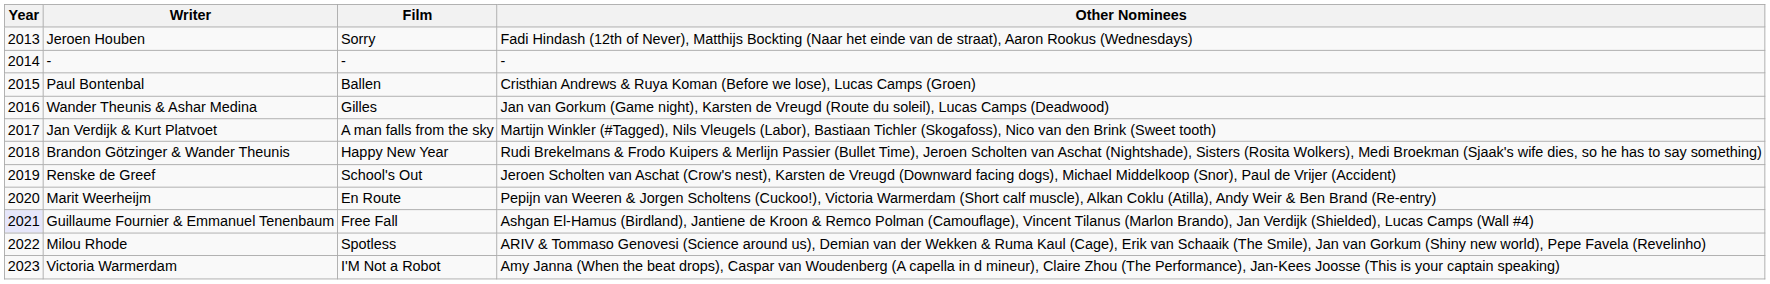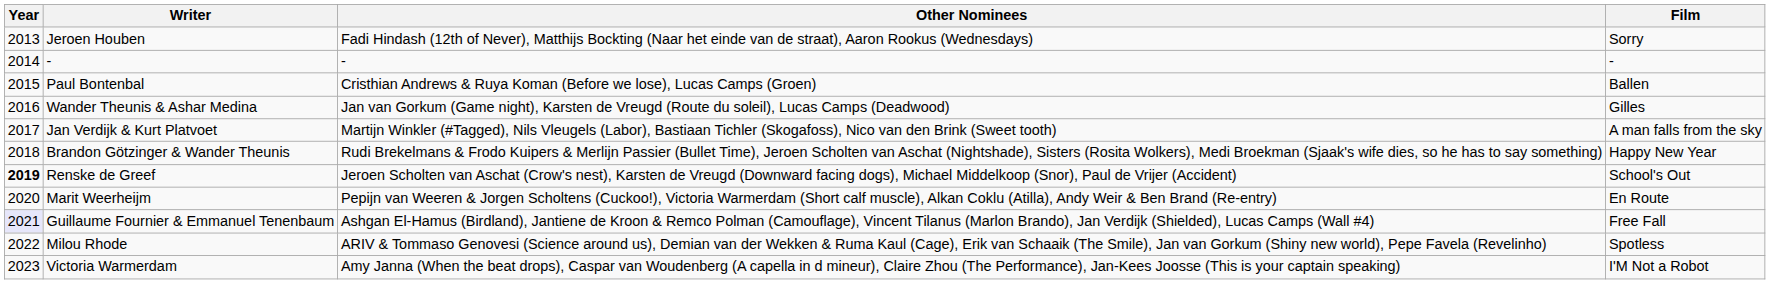columns swapped: (417, 15) <-> (1131, 15)
(24, 175) normal -> (24, 175) bold
